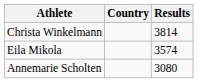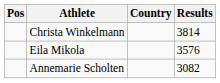+ column: (16, 13)
(166, 50) 3574 -> (188, 50) 3576
(166, 68) 3080 -> (188, 68) 3082
